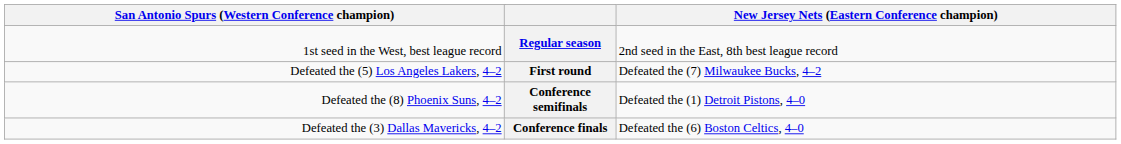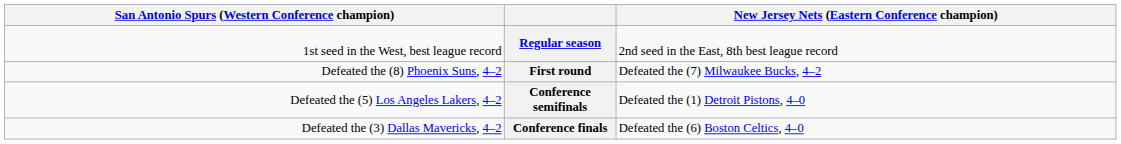(396, 72) Defeated the (5) Los Angeles Lakers, 4–2 -> (412, 72) Defeated the (8) Phoenix Suns, 4–2
(412, 100) Defeated the (8) Phoenix Suns, 4–2 -> (396, 100) Defeated the (5) Los Angeles Lakers, 4–2
